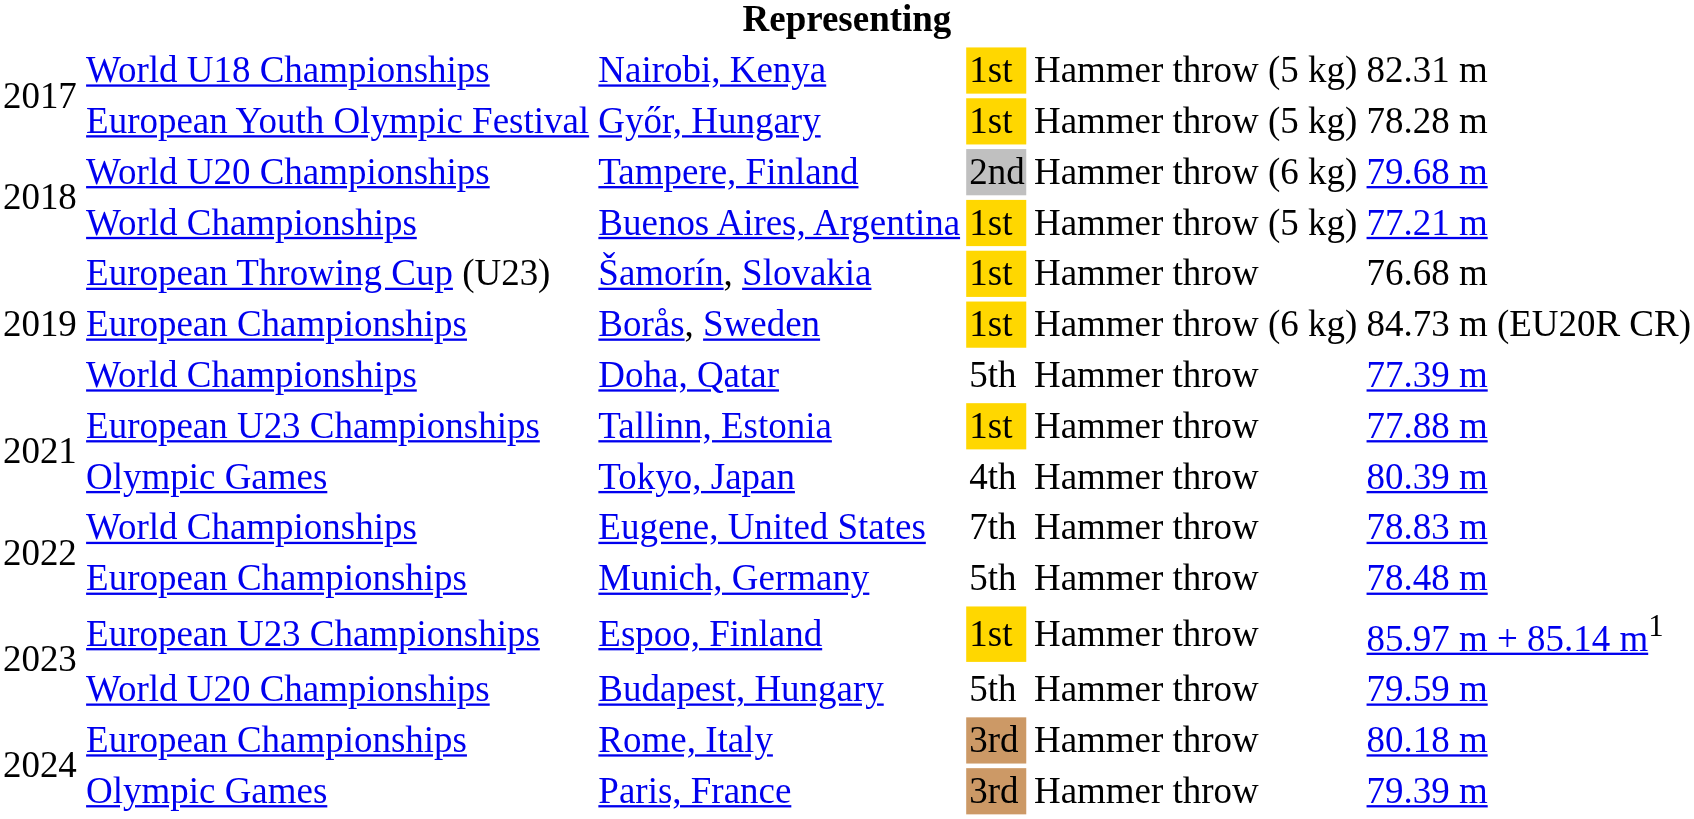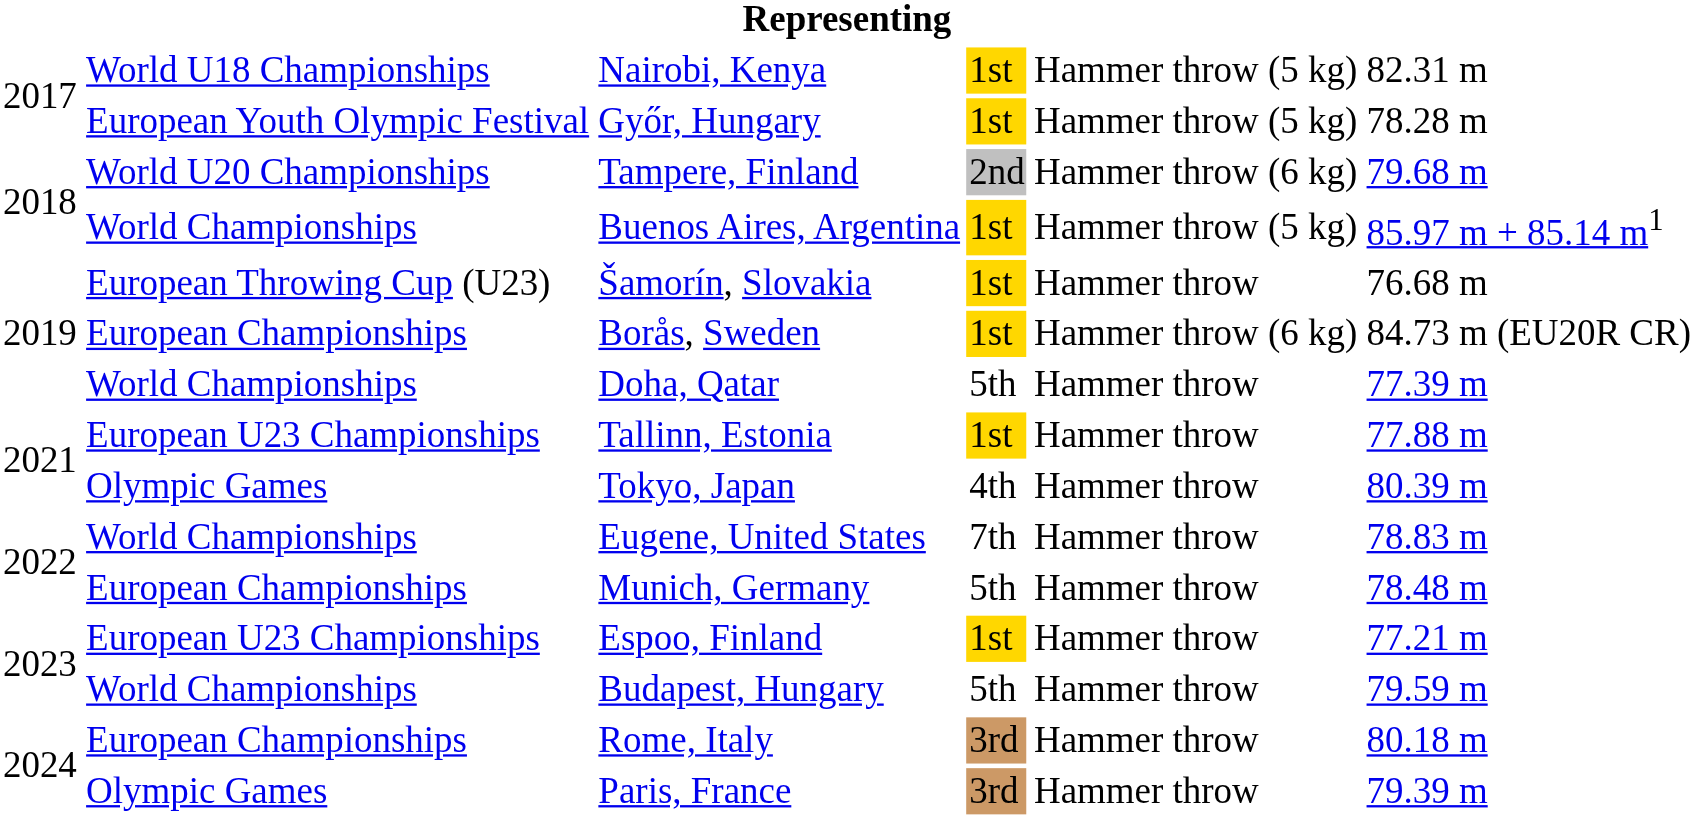(1427, 222) 77.21 m -> (1515, 227) 85.97 m + 85.14 m1
(1515, 633) 85.97 m + 85.14 m1 -> (1427, 638) 77.21 m
(288, 689) World U20 Championships -> (251, 689) World Championships
